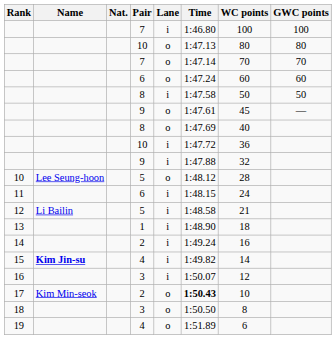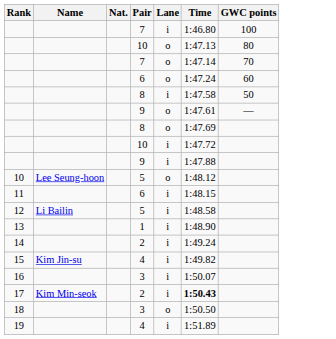- column: (245, 12)
(61, 260) bold -> (59, 260) normal
(168, 293) o -> (168, 293) i
(168, 326) o -> (168, 326) i
